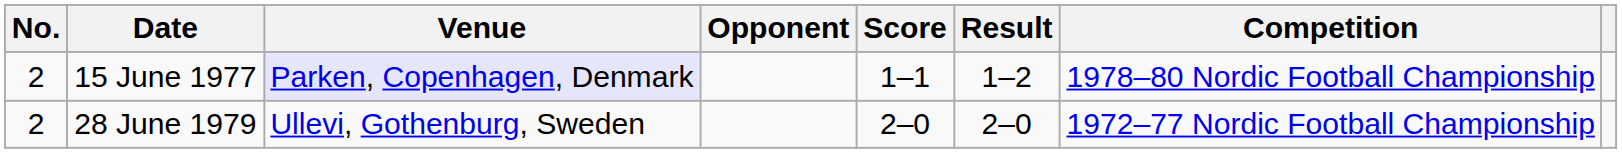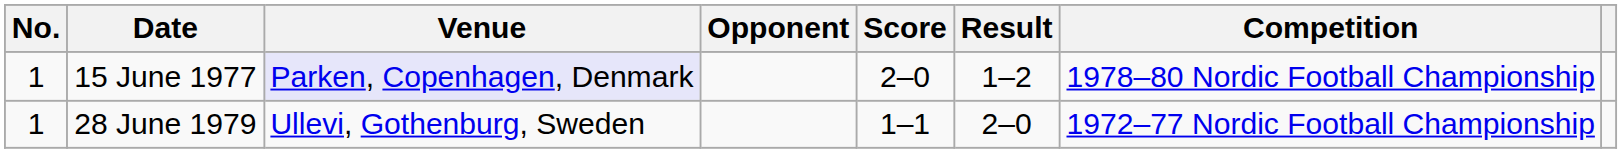(36, 76) 2 -> (36, 76) 1
(905, 76) 1–1 -> (905, 76) 2–0
(36, 123) 2 -> (36, 123) 1
(905, 123) 2–0 -> (905, 123) 1–1
